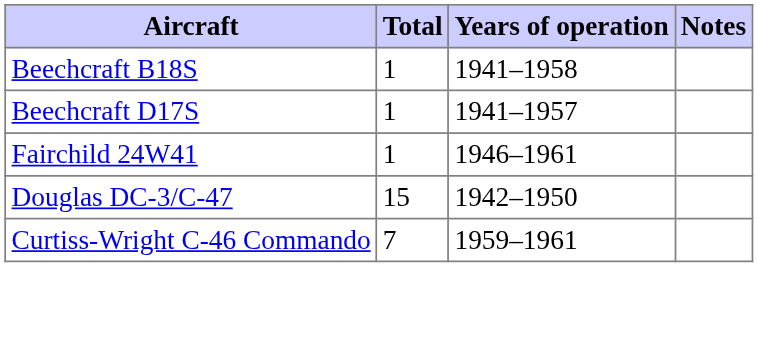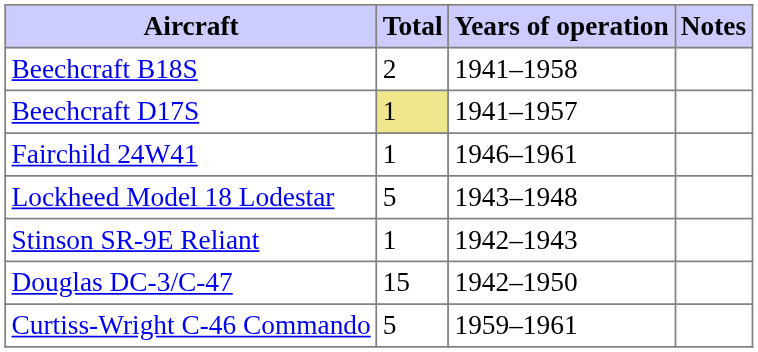(390, 68) 1 -> (390, 68) 2
(390, 111) no background -> (390, 111) khaki background
+ row: (173, 196)
+ row: (135, 239)
(390, 239) 7 -> (390, 325) 5
